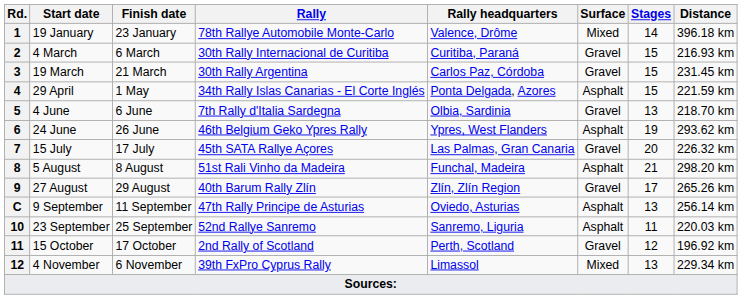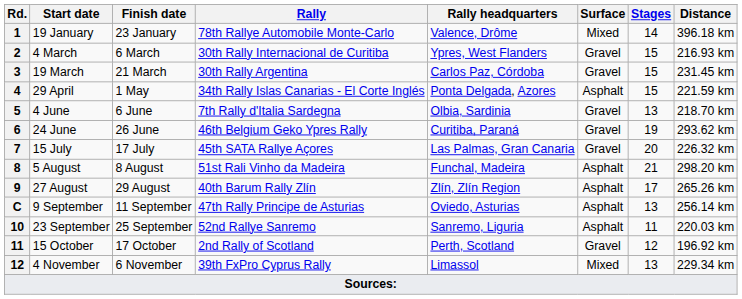(475, 52) Curitiba, Paraná -> (489, 52) Ypres, West Flanders
(489, 129) Ypres, West Flanders -> (475, 129) Curitiba, Paraná
(603, 129) Asphalt -> (603, 129) Gravel
(603, 187) Gravel -> (603, 187) Asphalt
